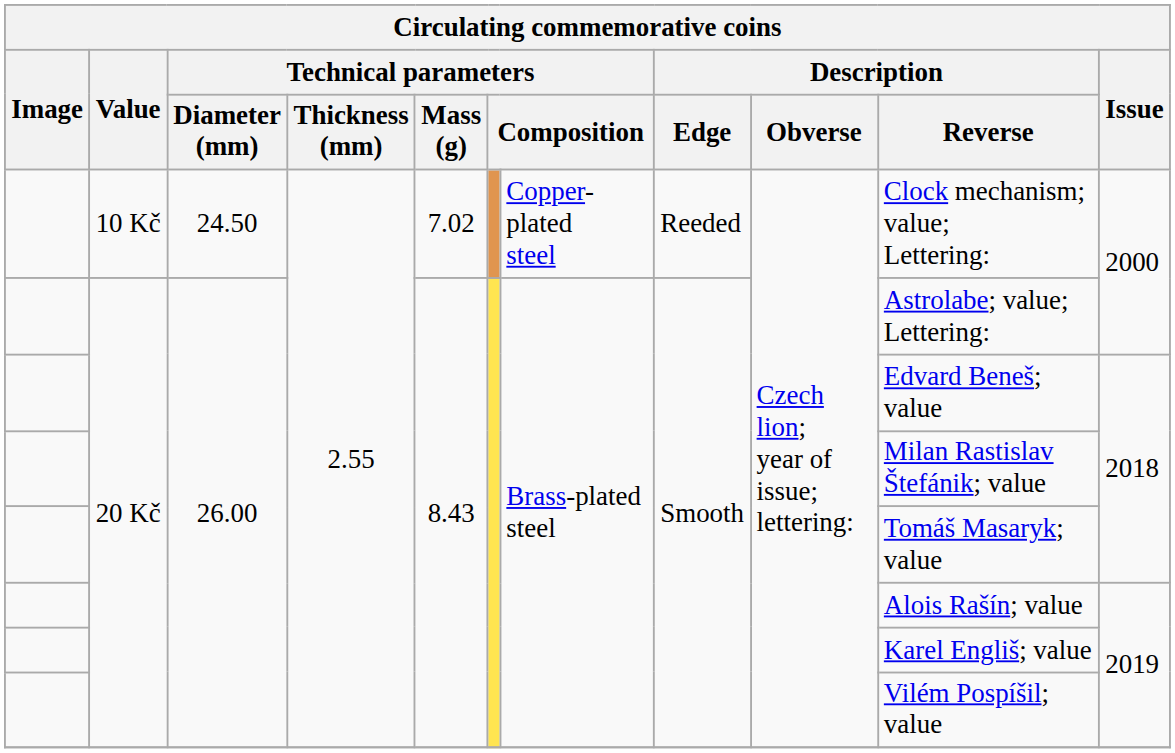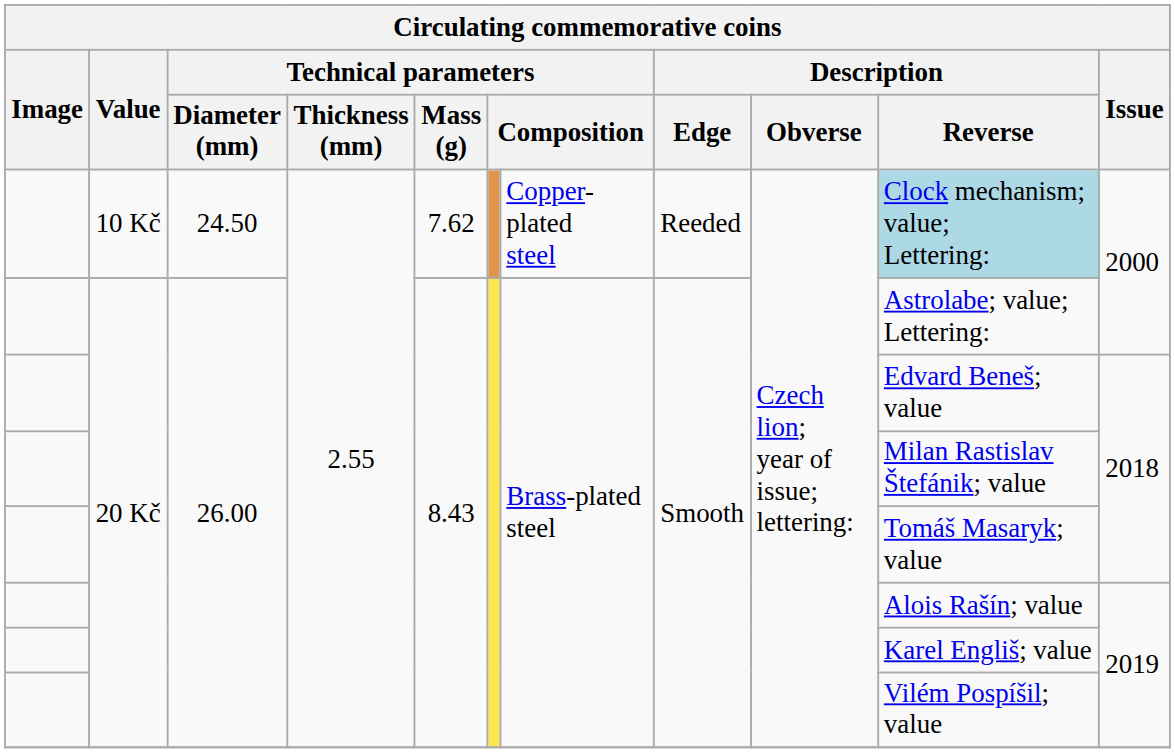(451, 223) 7.02 -> (451, 223) 7.62
(984, 223) no background -> (984, 223) lightblue background
